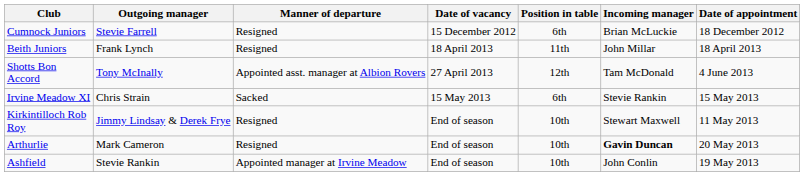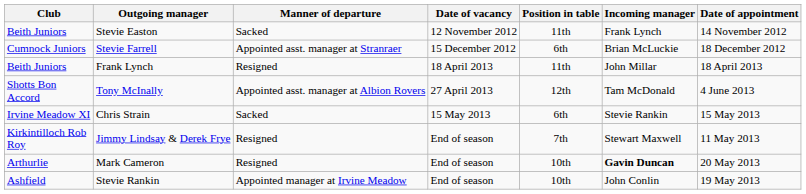+ row: (127, 31)
(256, 31) Resigned -> (319, 48) Appointed asst. manager at Stranraer
(560, 121) 10th -> (561, 138) 7th
